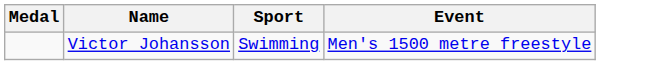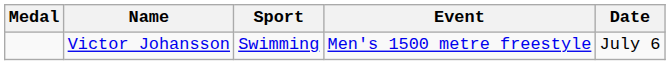+ column: (630, 19)
